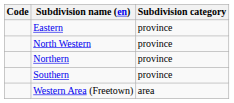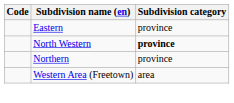(155, 43) normal -> (156, 43) bold
- row: (51, 75)
